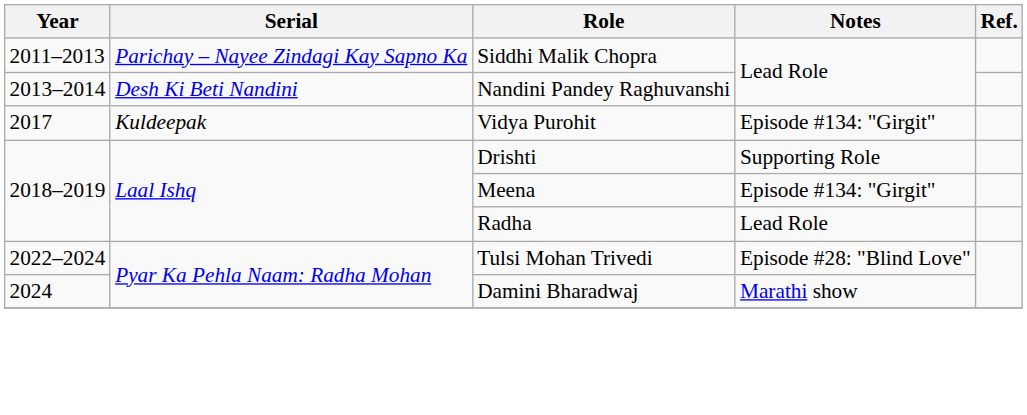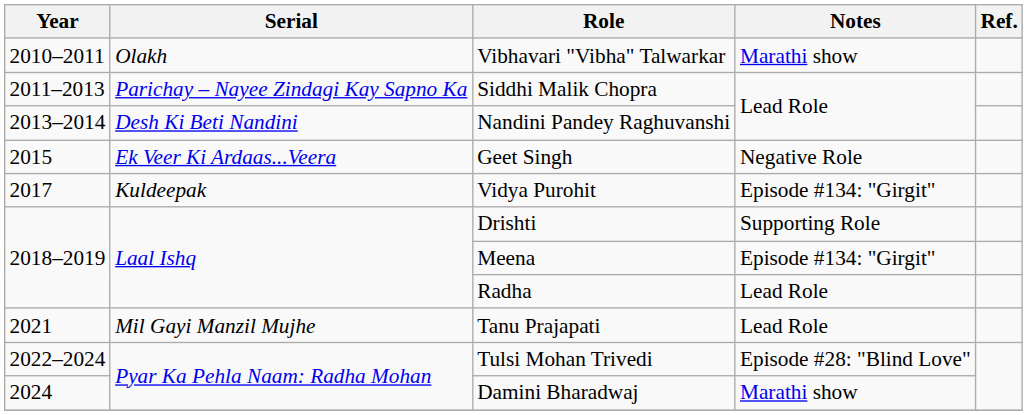+ row: (601, 55)
+ row: (525, 156)
+ row: (539, 325)
